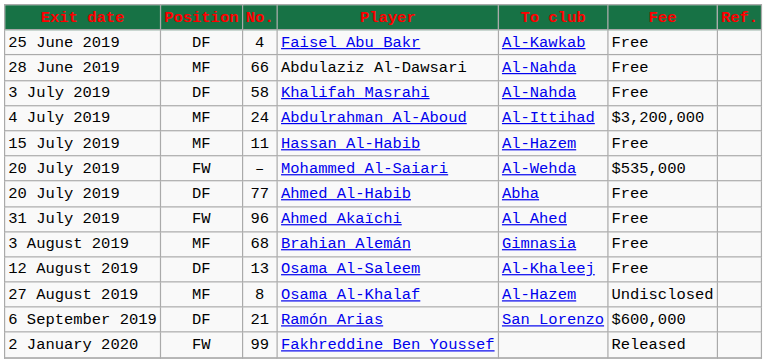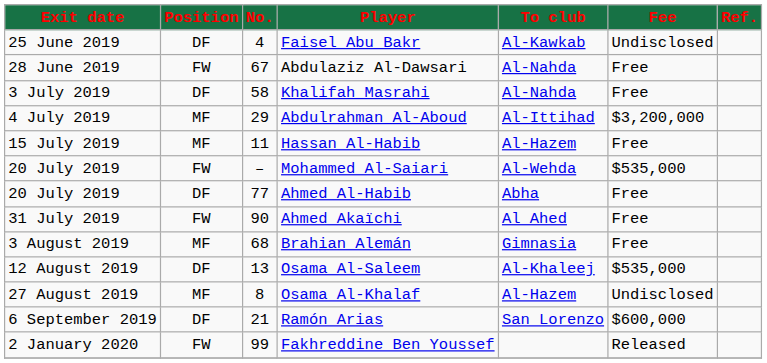(630, 42) Free -> (663, 42) Undisclosed
(201, 68) MF -> (201, 68) FW
(260, 68) 66 -> (260, 68) 67
(260, 118) 24 -> (260, 118) 29
(260, 219) 96 -> (260, 219) 90
(630, 269) Free -> (649, 269) $535,000
